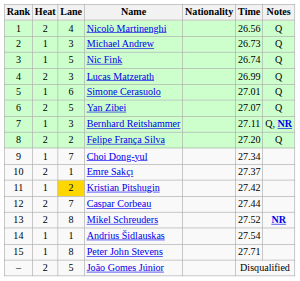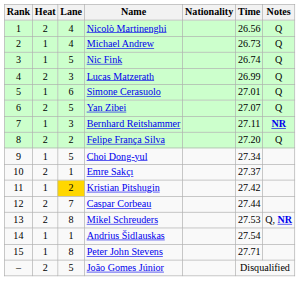(71, 44) 3 -> (71, 44) 4
(279, 124) Q, NR -> (279, 124) NR
(71, 156) 7 -> (71, 156) 5
(249, 220) 27.52 -> (249, 220) 27.53
(279, 220) NR -> (279, 220) Q, NR
